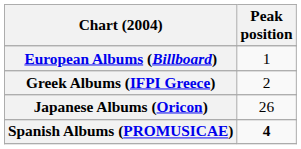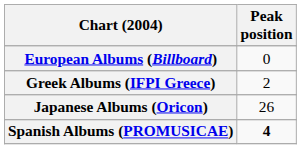(266, 58) 1 -> (266, 58) 0
